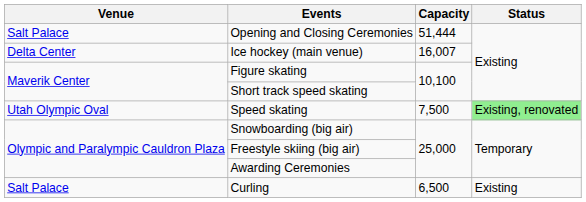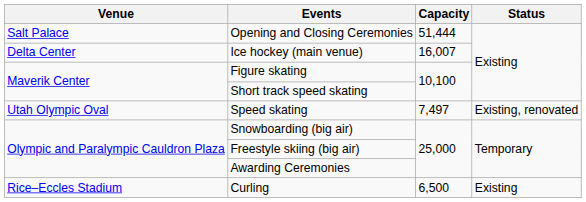(434, 110) 7,500 -> (434, 110) 7,497
(527, 110) lightgreen background -> (527, 110) no background
(38, 187) Salt Palace -> (65, 187) Rice–Eccles Stadium
